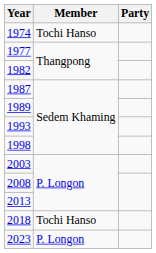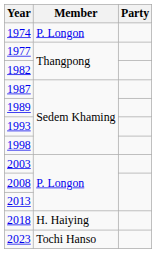(66, 32) Tochi Hanso -> (60, 32) P. Longon
(66, 220) Tochi Hanso -> (63, 220) H. Haiying
(60, 239) P. Longon -> (66, 239) Tochi Hanso
